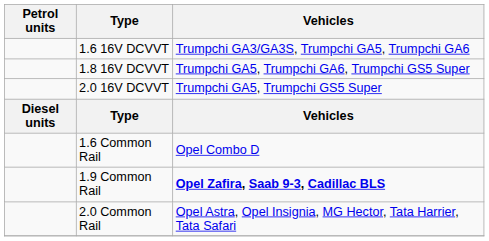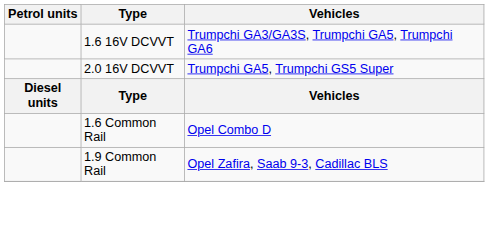- row: (124, 68)
(280, 184) bold -> (288, 164) normal
- row: (115, 218)
